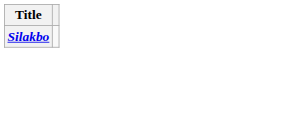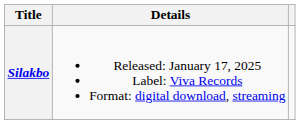+ column: (171, 15)
